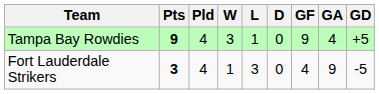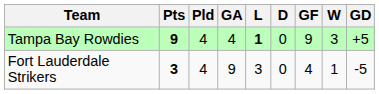columns swapped: (230, 15) <-> (332, 15)
(255, 38) normal -> (258, 38) bold
